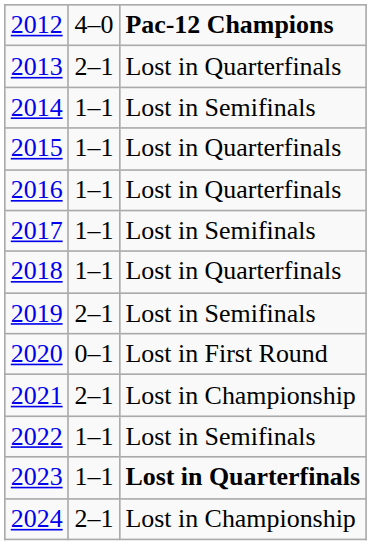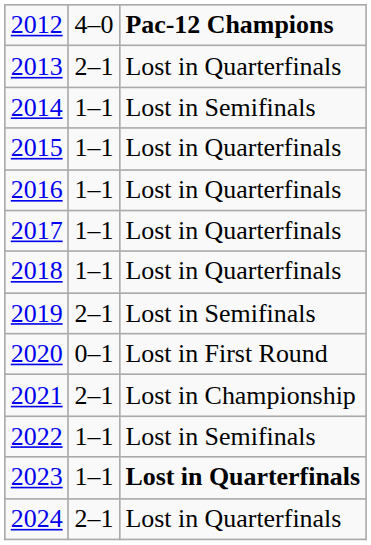(220, 230) Lost in Semifinals -> (233, 230) Lost in Quarterfinals
(241, 518) Lost in Championship -> (233, 518) Lost in Quarterfinals
